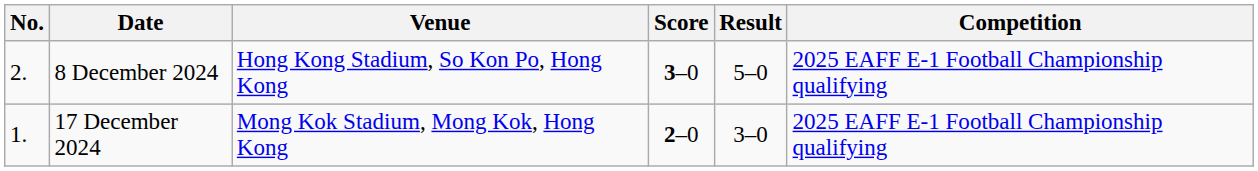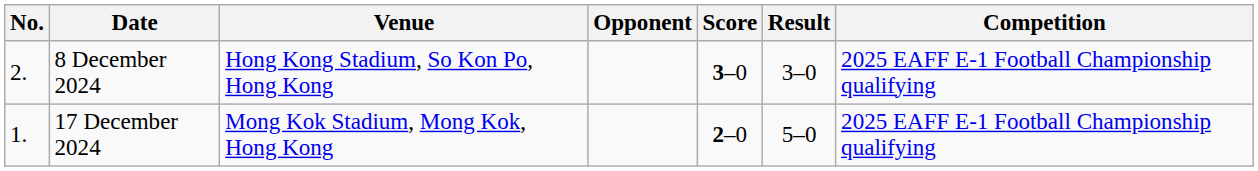+ column: (643, 22)
(751, 72) 5–0 -> (799, 72) 3–0
(751, 134) 3–0 -> (799, 134) 5–0
